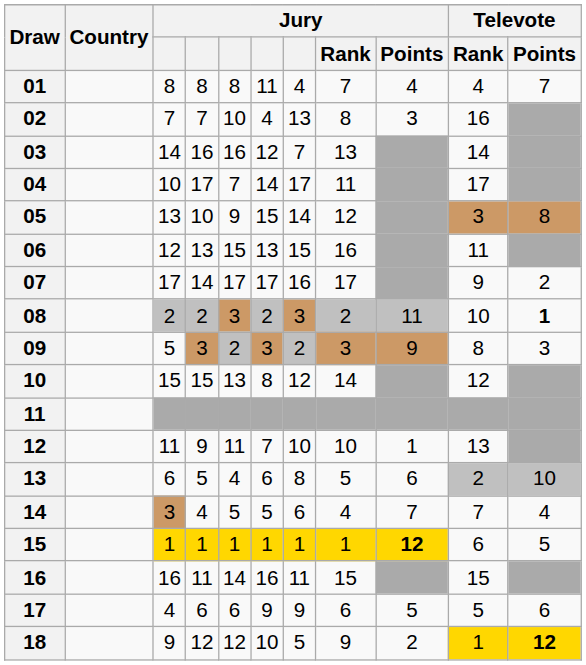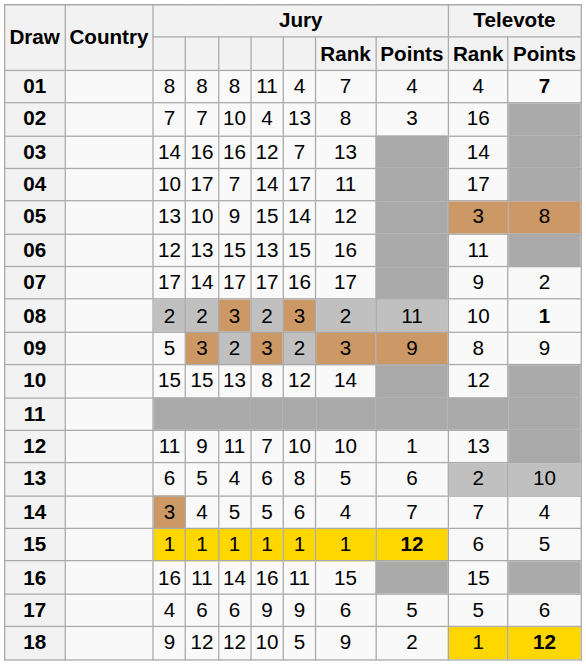(544, 86) normal -> (544, 86) bold
(544, 348) 3 -> (544, 348) 9
